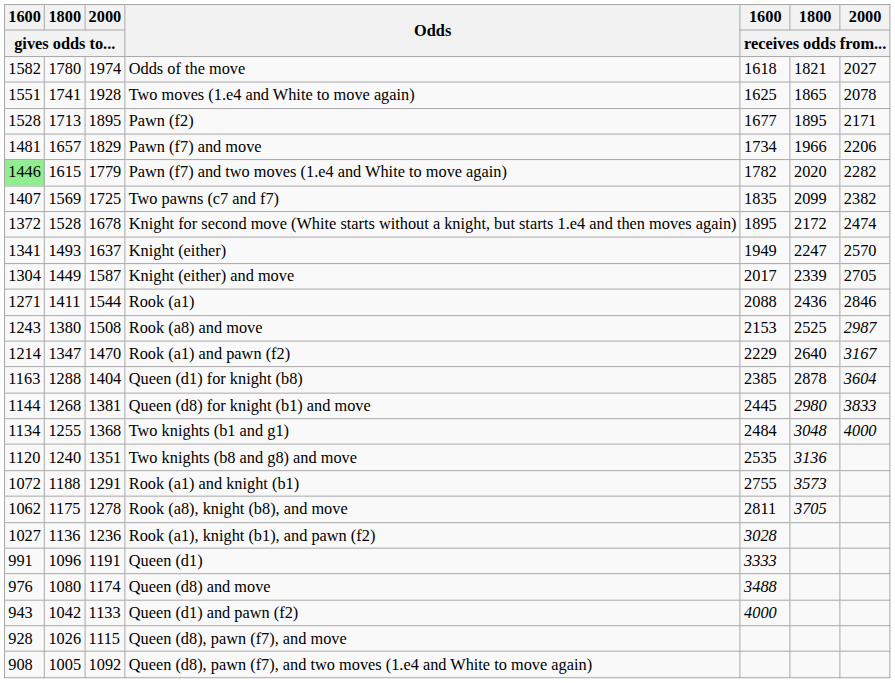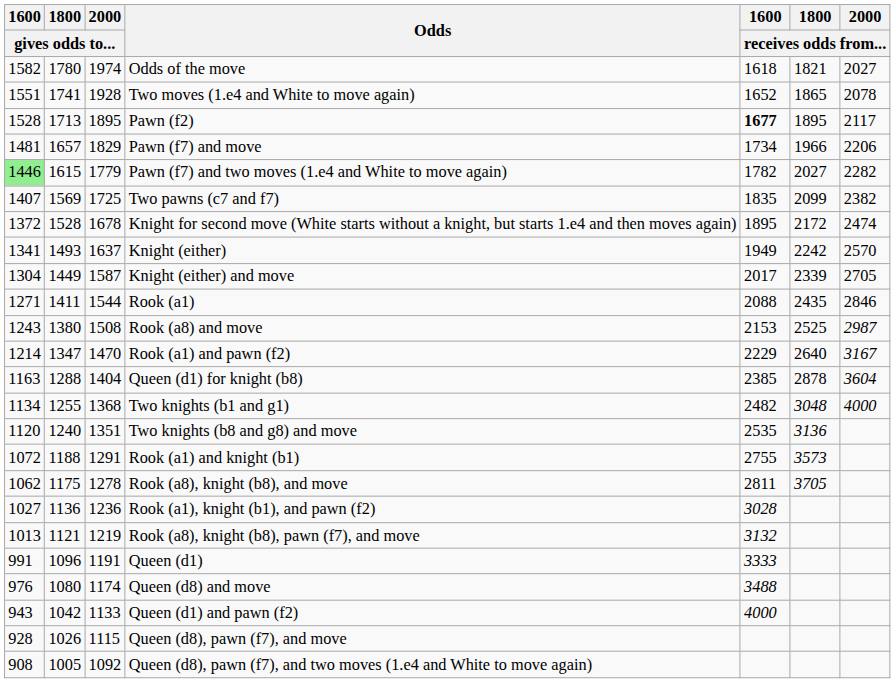(760, 95) 1625 -> (760, 95) 1652
(760, 120) normal -> (760, 120) bold
(860, 120) 2171 -> (860, 120) 2117
(810, 172) 2020 -> (810, 172) 2027
(810, 250) 2247 -> (810, 250) 2242
(810, 302) 2436 -> (810, 302) 2435
- row: (250, 405)
(760, 431) 2484 -> (760, 405) 2482
+ row: (274, 535)
